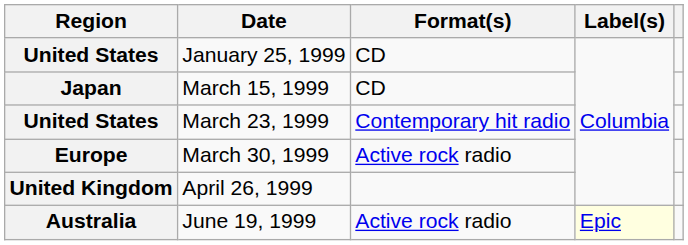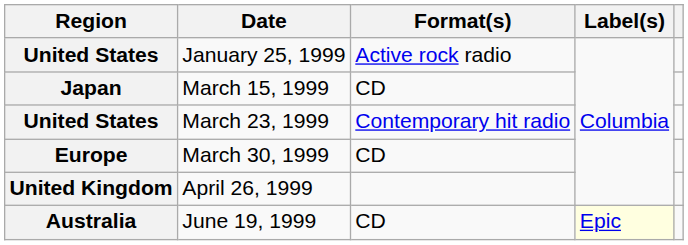(371, 54) CD -> (433, 54) Active rock radio
(433, 155) Active rock radio -> (371, 155) CD
(433, 222) Active rock radio -> (371, 222) CD
